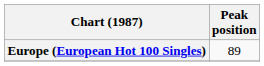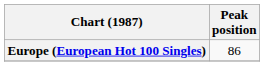(234, 50) 89 -> (234, 50) 86
